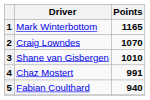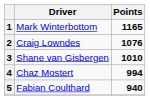(132, 42) 1070 -> (132, 42) 1076
(135, 73) 991 -> (135, 73) 994
